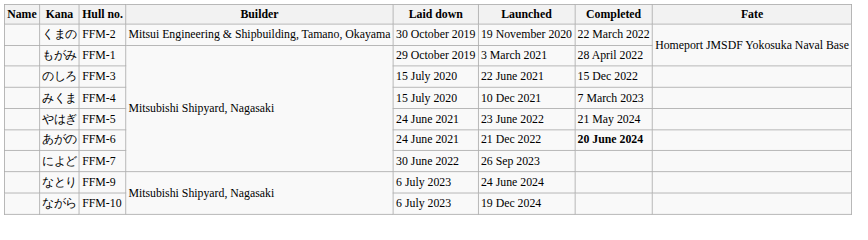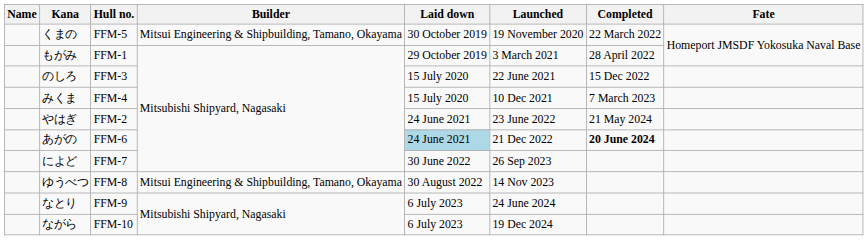(99, 34) FFM-2 -> (110, 34) FFM-5
(99, 119) FFM-5 -> (110, 119) FFM-2
(428, 140) no background -> (439, 140) lightblue background
+ row: (65, 182)
